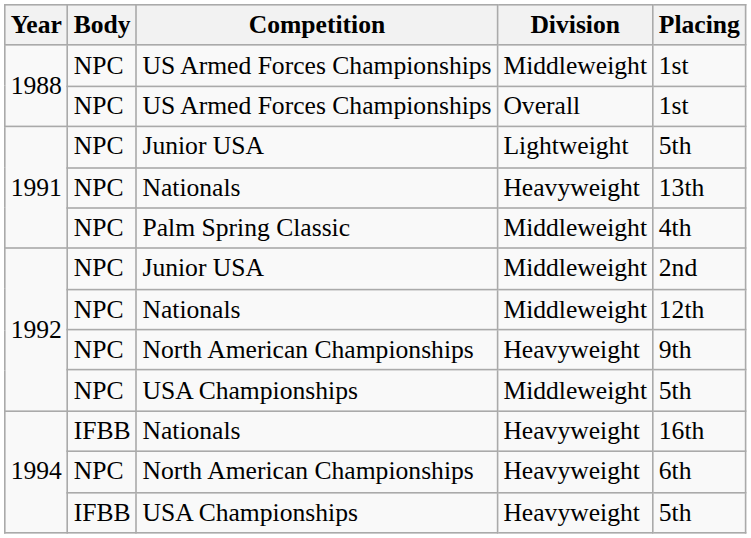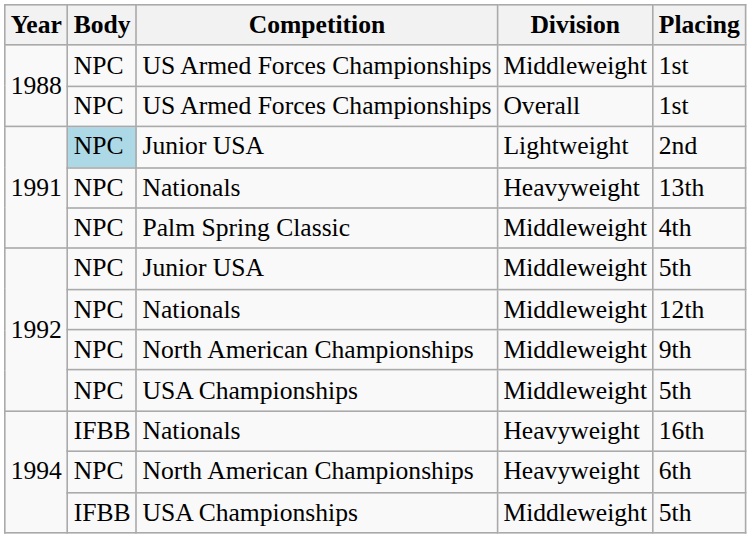(99, 146) no background -> (99, 146) lightblue background
(675, 146) 5th -> (678, 146) 2nd
(678, 268) 2nd -> (675, 268) 5th
(572, 349) Heavyweight -> (575, 349) Middleweight
(572, 512) Heavyweight -> (575, 512) Middleweight
